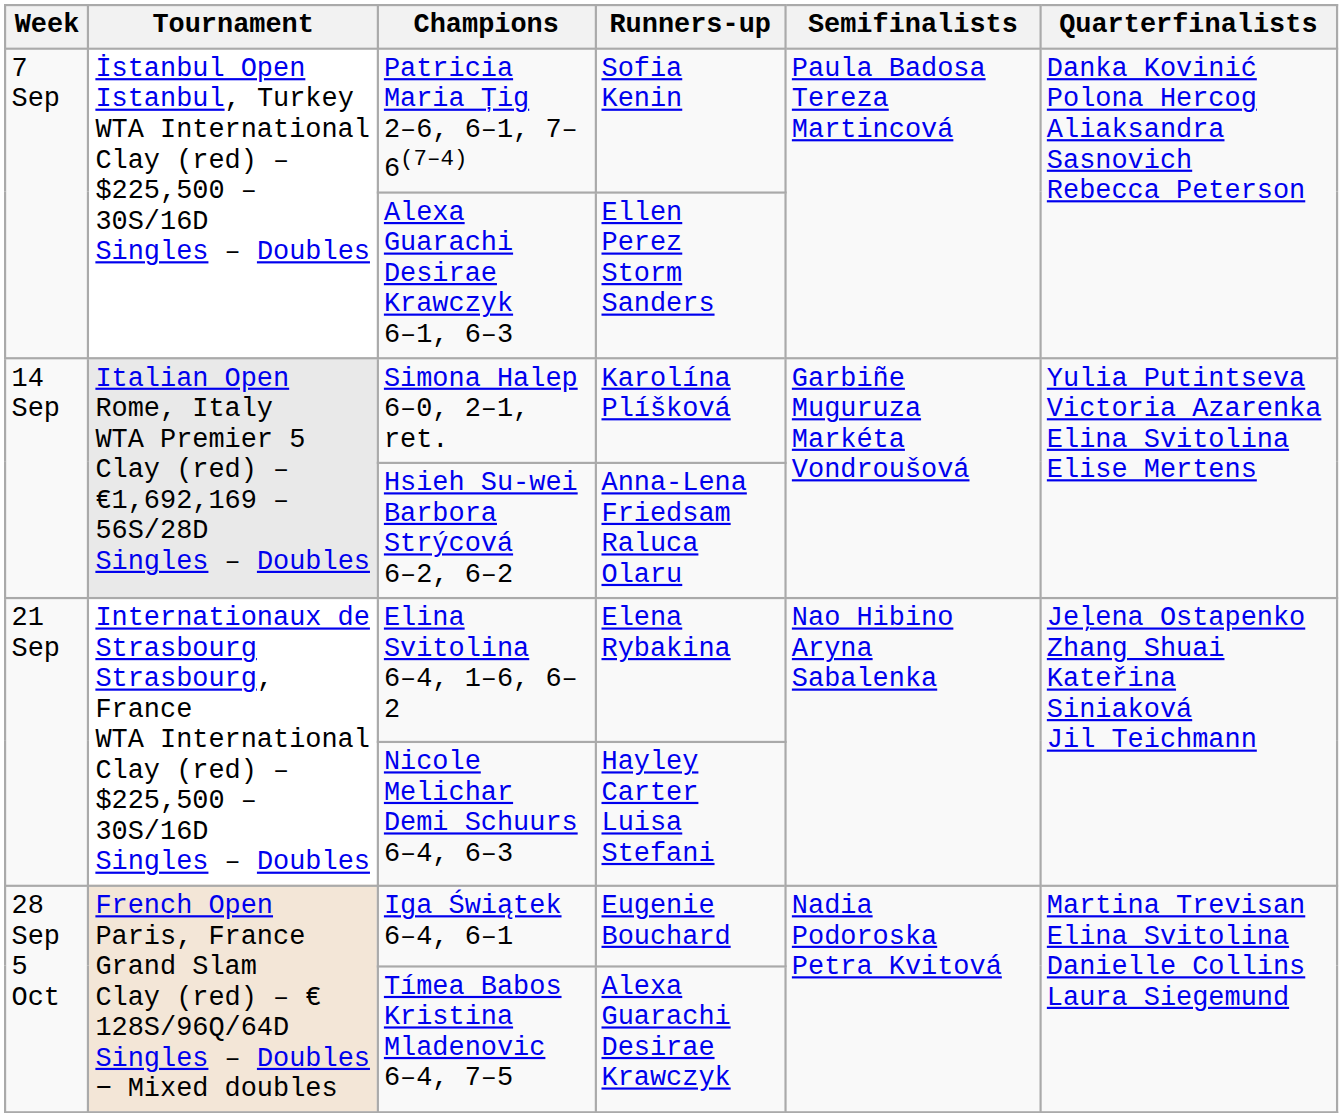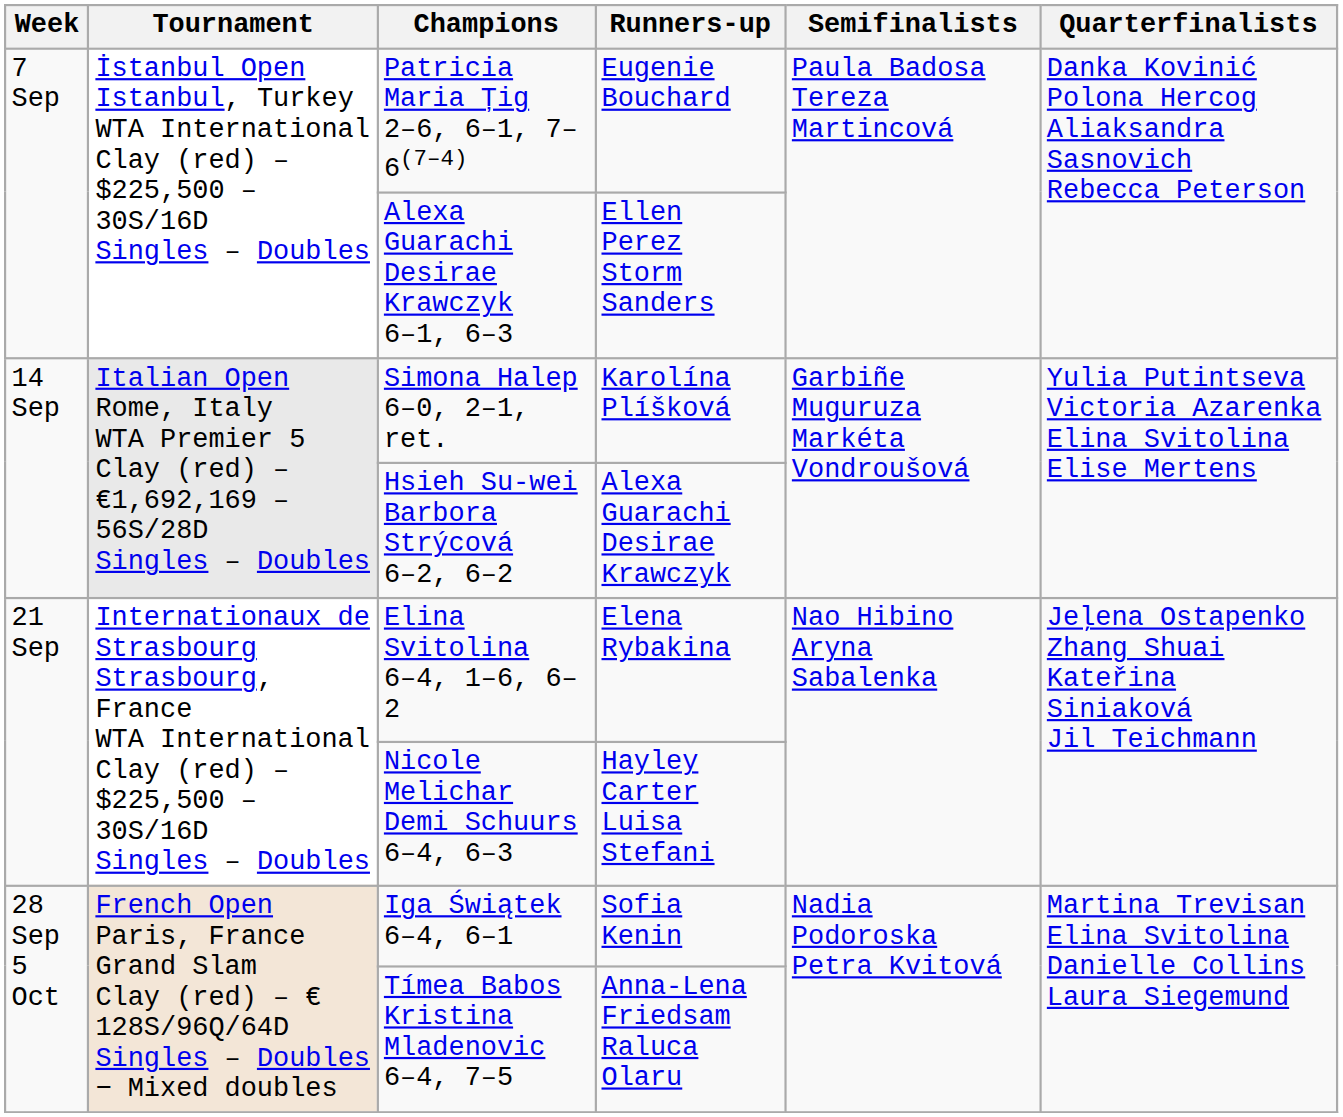(642, 86) Sofia Kenin -> (666, 86) Eugenie Bouchard
(674, 530) Anna-Lena Friedsam Raluca Olaru -> (666, 530) Alexa Guarachi Desirae Krawczyk
(666, 923) Eugenie Bouchard -> (642, 923) Sofia Kenin
(666, 1033) Alexa Guarachi Desirae Krawczyk -> (674, 1033) Anna-Lena Friedsam Raluca Olaru
